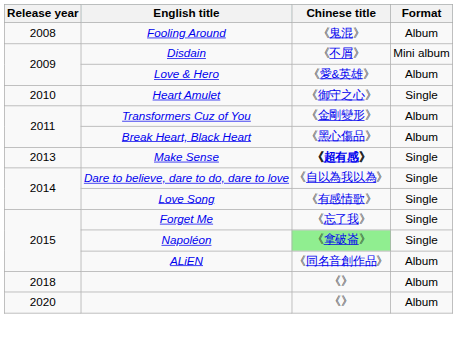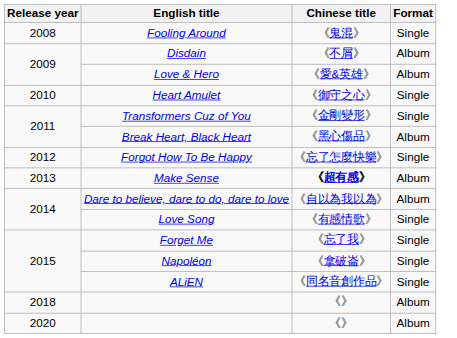(421, 33) Album -> (413, 33) Single
(421, 54) Mini album -> (413, 54) Album
(421, 116) Album -> (413, 116) Single
+ row: (43, 157)
(421, 157) Single -> (413, 178) Album
(421, 178) Single -> (413, 199) Album
(341, 240) lightgreen background -> (341, 260) no background
(421, 261) Album -> (413, 281) Single
